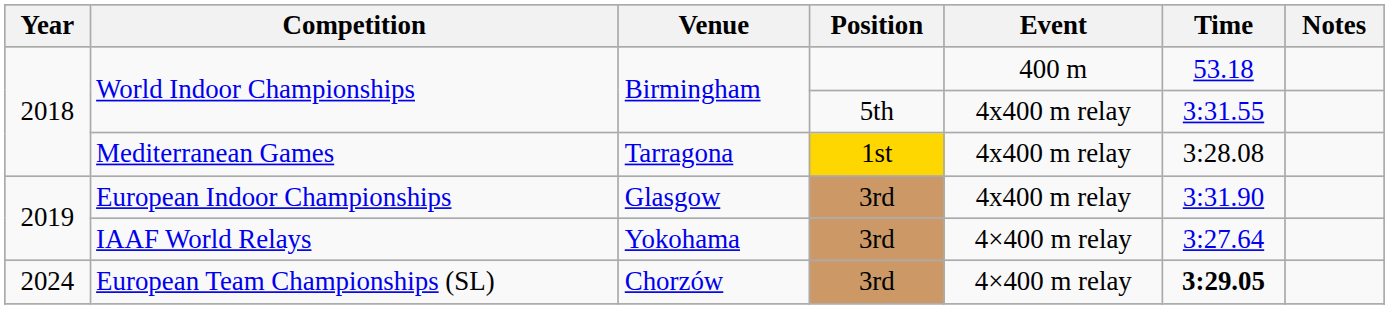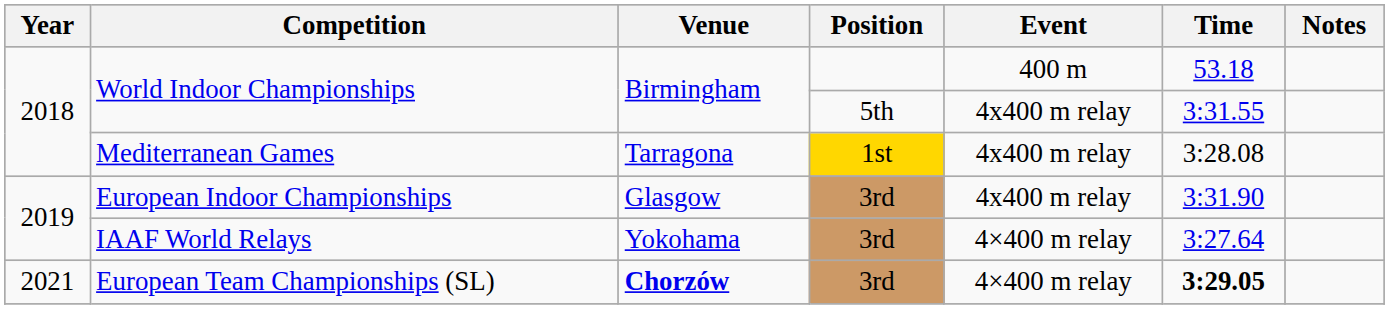(47, 281) 2024 -> (47, 281) 2021
(674, 281) normal -> (677, 281) bold
